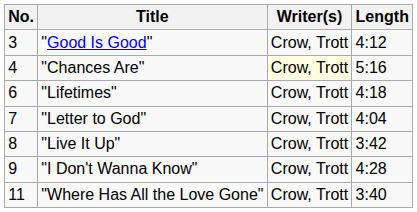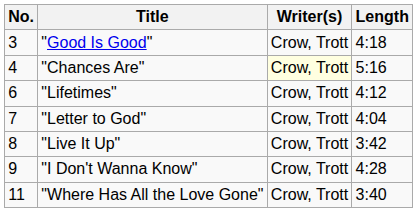(371, 42) 4:12 -> (371, 42) 4:18
(371, 93) 4:18 -> (371, 93) 4:12
